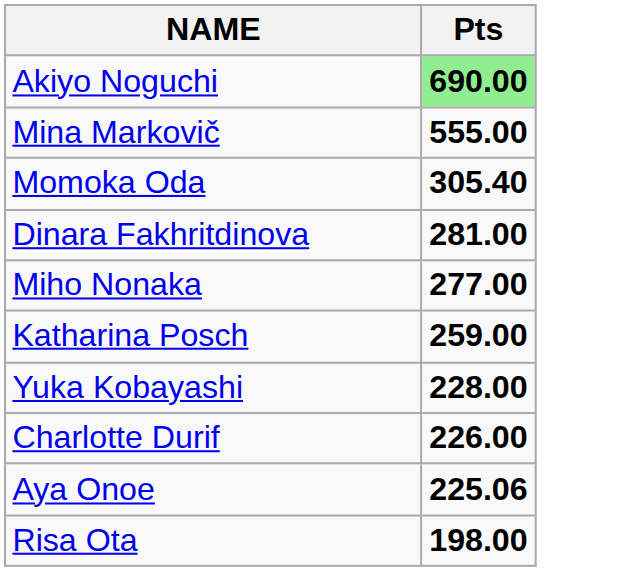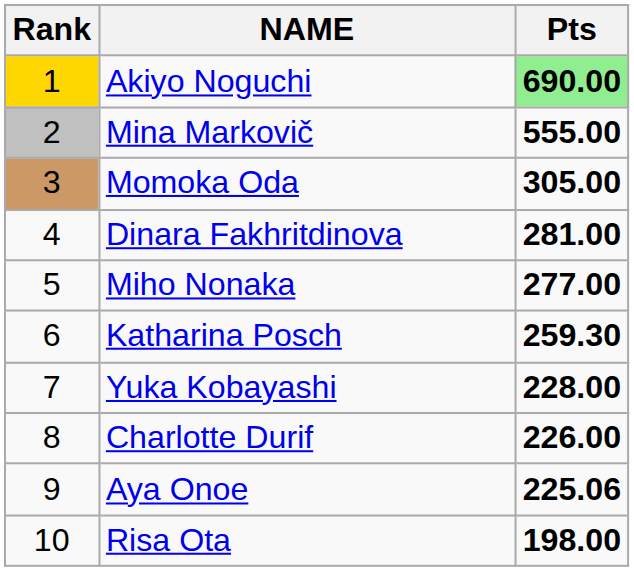+ column: (52, 30)
(478, 183) 305.40 -> (572, 183) 305.00
(478, 336) 259.00 -> (572, 336) 259.30
